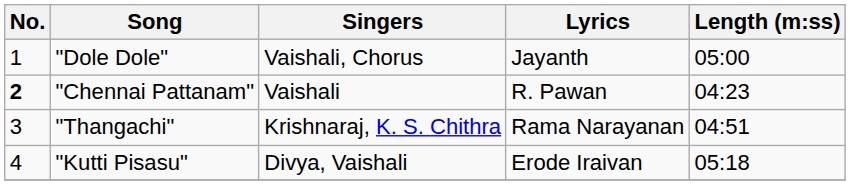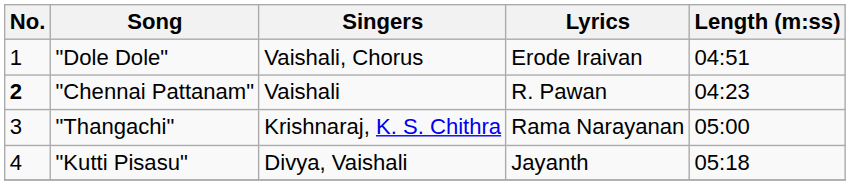(550, 57) Jayanth -> (577, 57) Erode Iraivan
(722, 57) 05:00 -> (722, 57) 04:51
(722, 127) 04:51 -> (722, 127) 05:00
(577, 162) Erode Iraivan -> (550, 162) Jayanth
